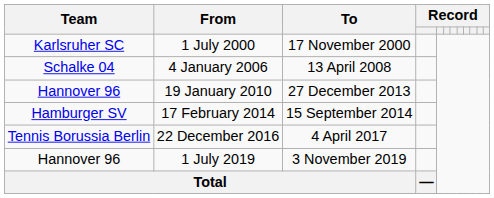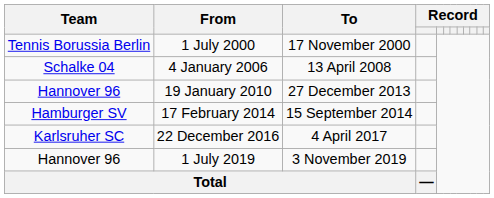(79, 45) Karlsruher SC -> (79, 45) Tennis Borussia Berlin
(79, 136) Tennis Borussia Berlin -> (79, 136) Karlsruher SC
